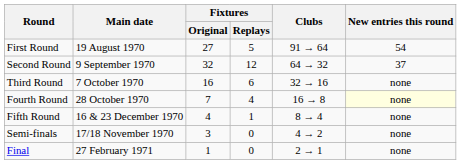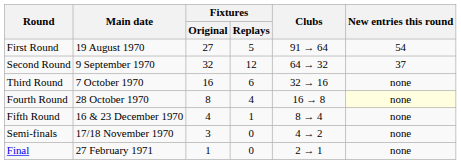(208, 99) 7 -> (208, 99) 8
